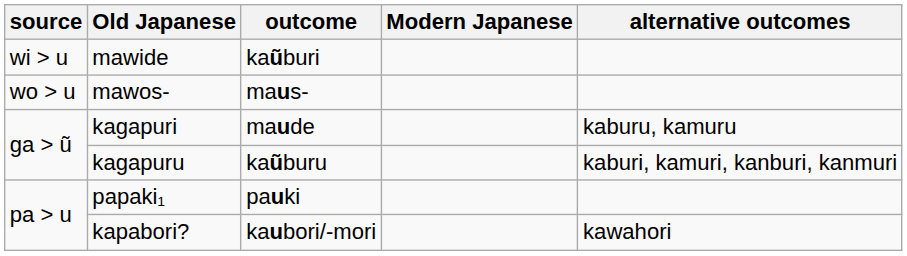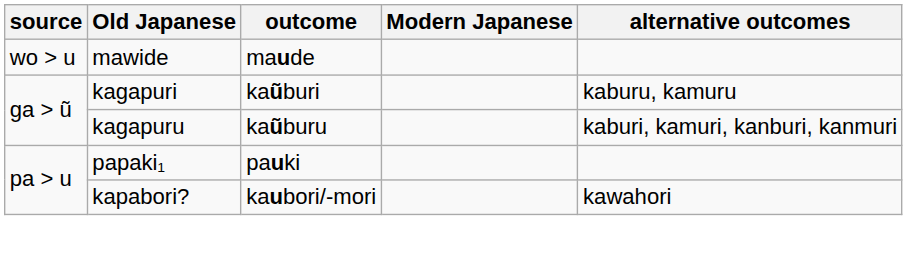(39, 57) wi > u -> (43, 57) wo > u
(283, 57) kaũburi -> (280, 57) maude
- row: (131, 92)
(280, 127) maude -> (283, 92) kaũburi
